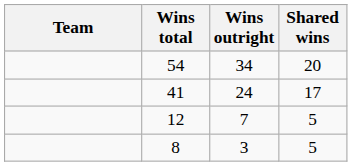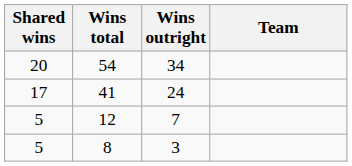columns swapped: (73, 27) <-> (313, 27)
